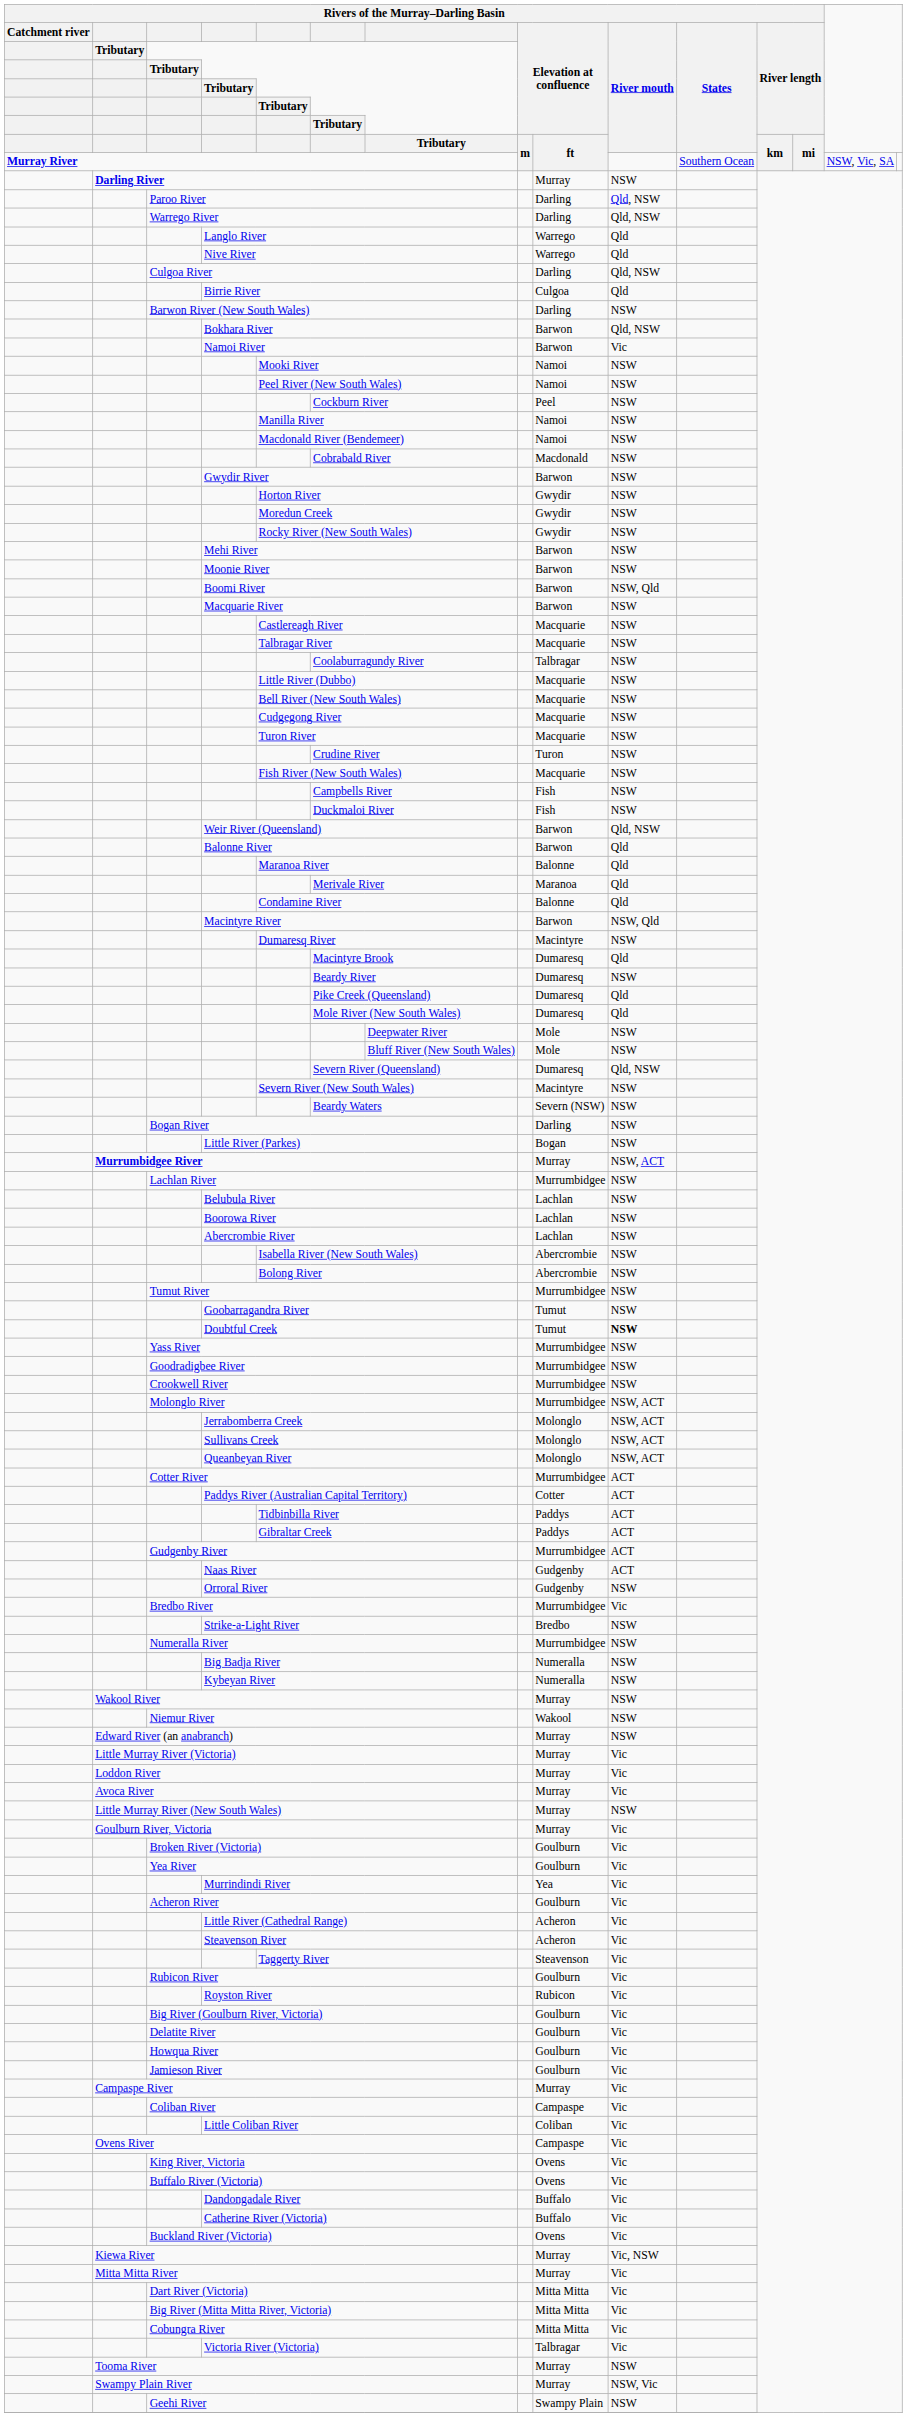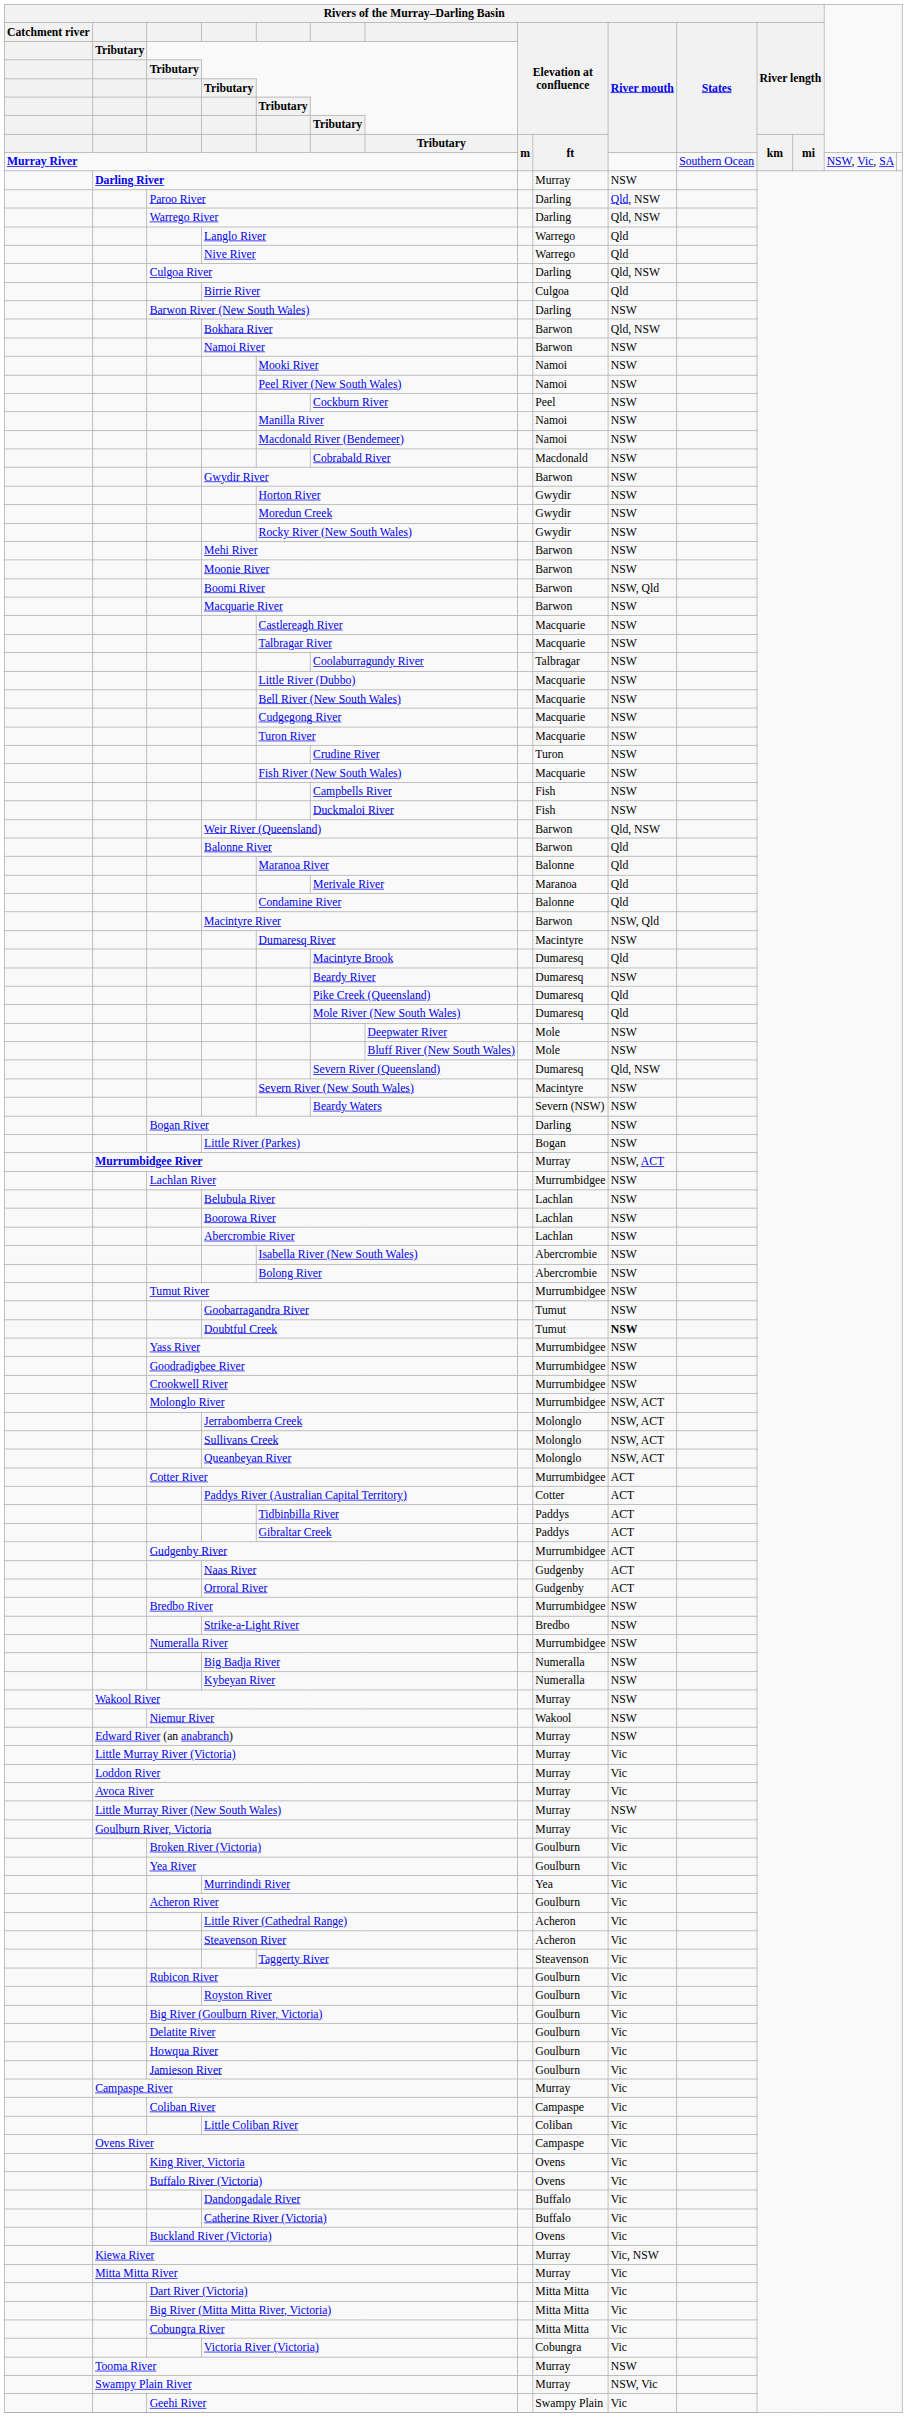(619, 347) Vic -> (624, 347) NSW
(624, 1588) NSW -> (622, 1588) ACT
(619, 1606) Vic -> (624, 1606) NSW
(555, 1995) Rubicon -> (558, 1995) Goulburn
(558, 2347) Talbragar -> (558, 2347) Cobungra
(624, 2403) NSW -> (619, 2403) Vic
